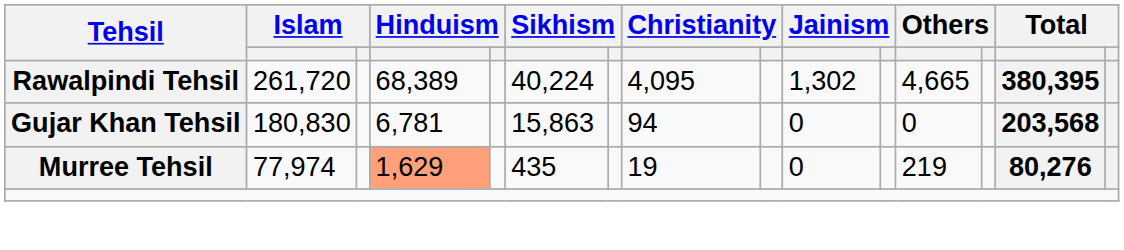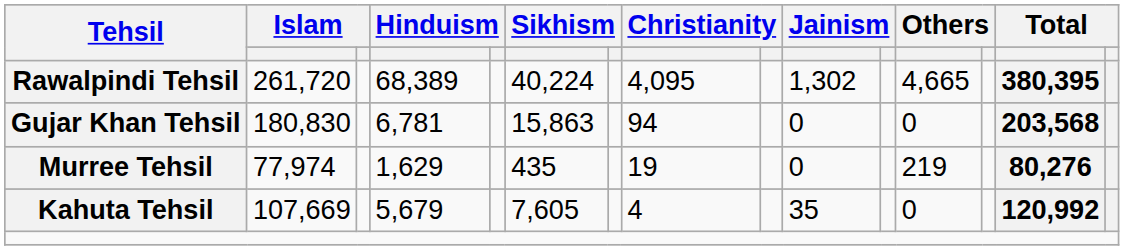(409, 167) lightsalmon background -> (409, 167) no background
+ row: (126, 209)
